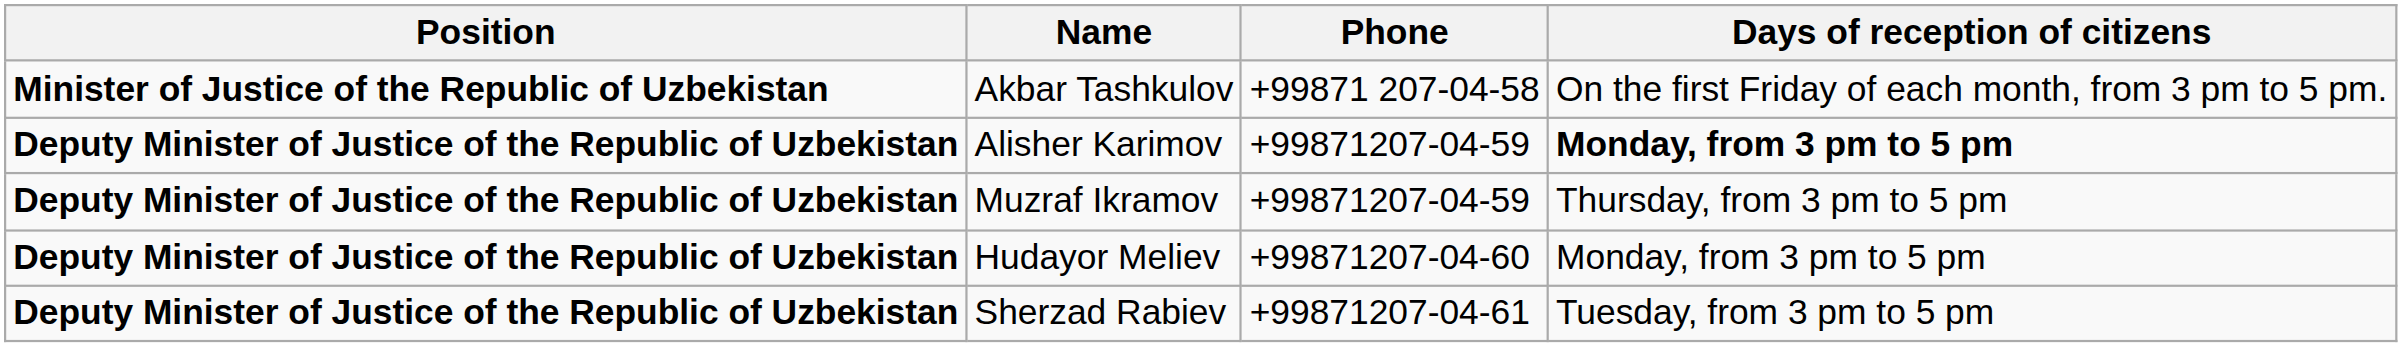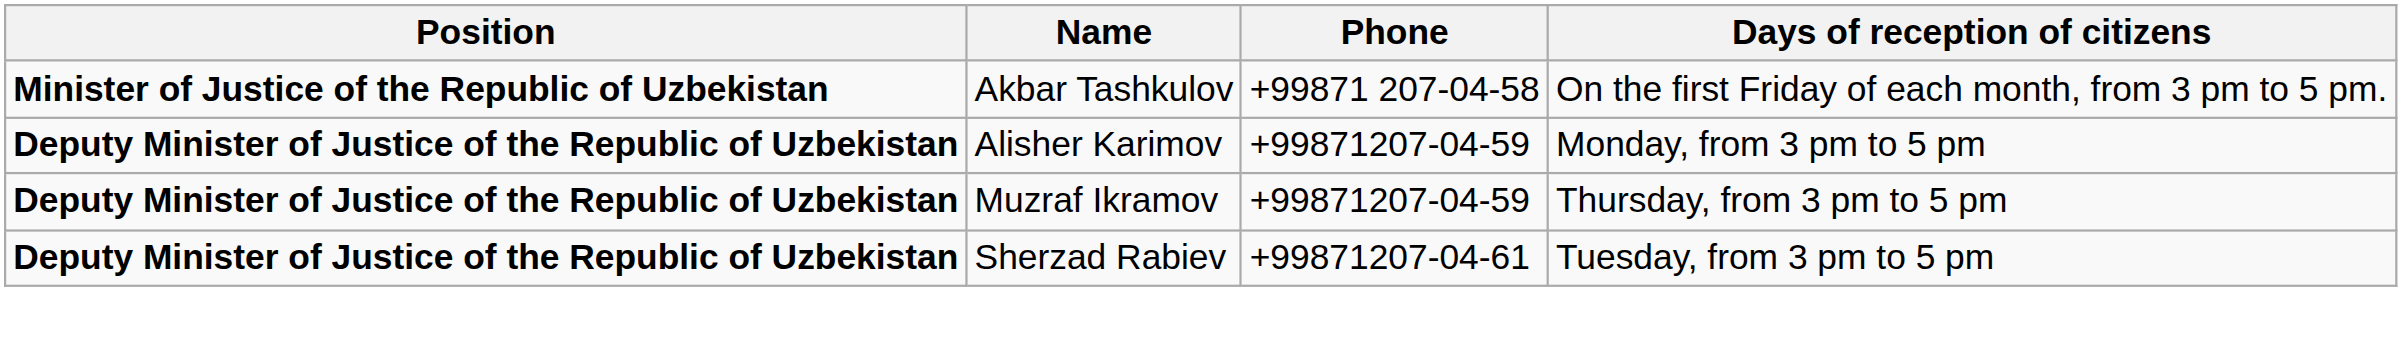(1785, 144) bold -> (1771, 144) normal
- row: (1097, 256)
